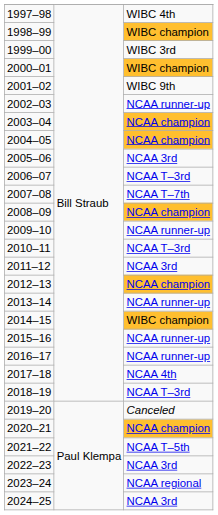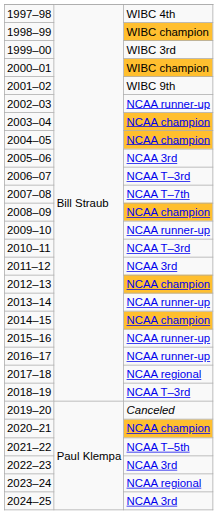(168, 320) WIBC champion -> (168, 320) NCAA champion
(152, 375) NCAA 4th -> (164, 375) NCAA regional
